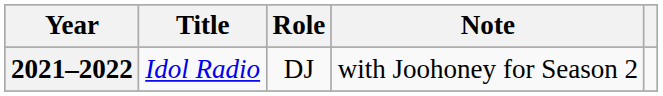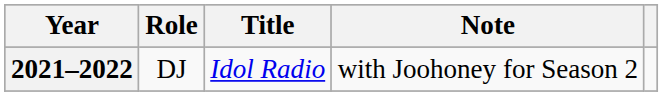columns swapped: (203, 25) <-> (299, 25)
